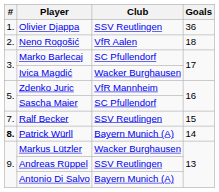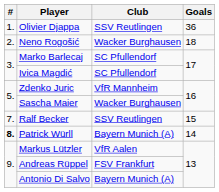(116, 42) VfR Aalen -> (138, 42) Wacker Burghausen
(138, 73) Wacker Burghausen -> (125, 73) SC Pfullendorf
(125, 103) SC Pfullendorf -> (138, 103) Wacker Burghausen
(138, 149) Wacker Burghausen -> (116, 149) VfR Aalen
(128, 164) SSV Reutlingen -> (124, 164) FSV Frankfurt
